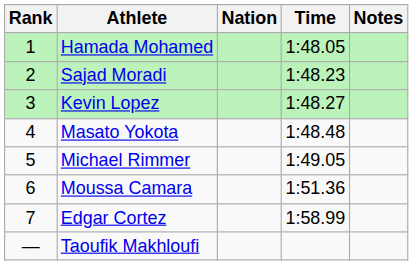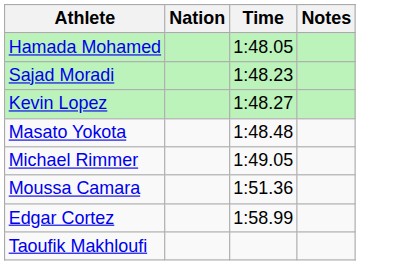- column: (31, 18)
